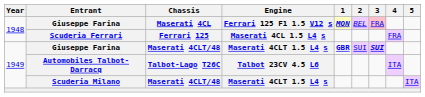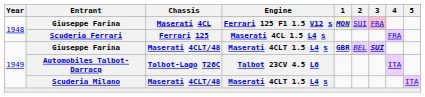(360, 23) BEL -> (360, 23) SUI
(360, 48) SUI -> (360, 48) BEL
